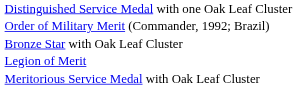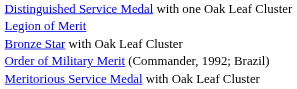rows swapped: (45, 61) <-> (137, 26)
